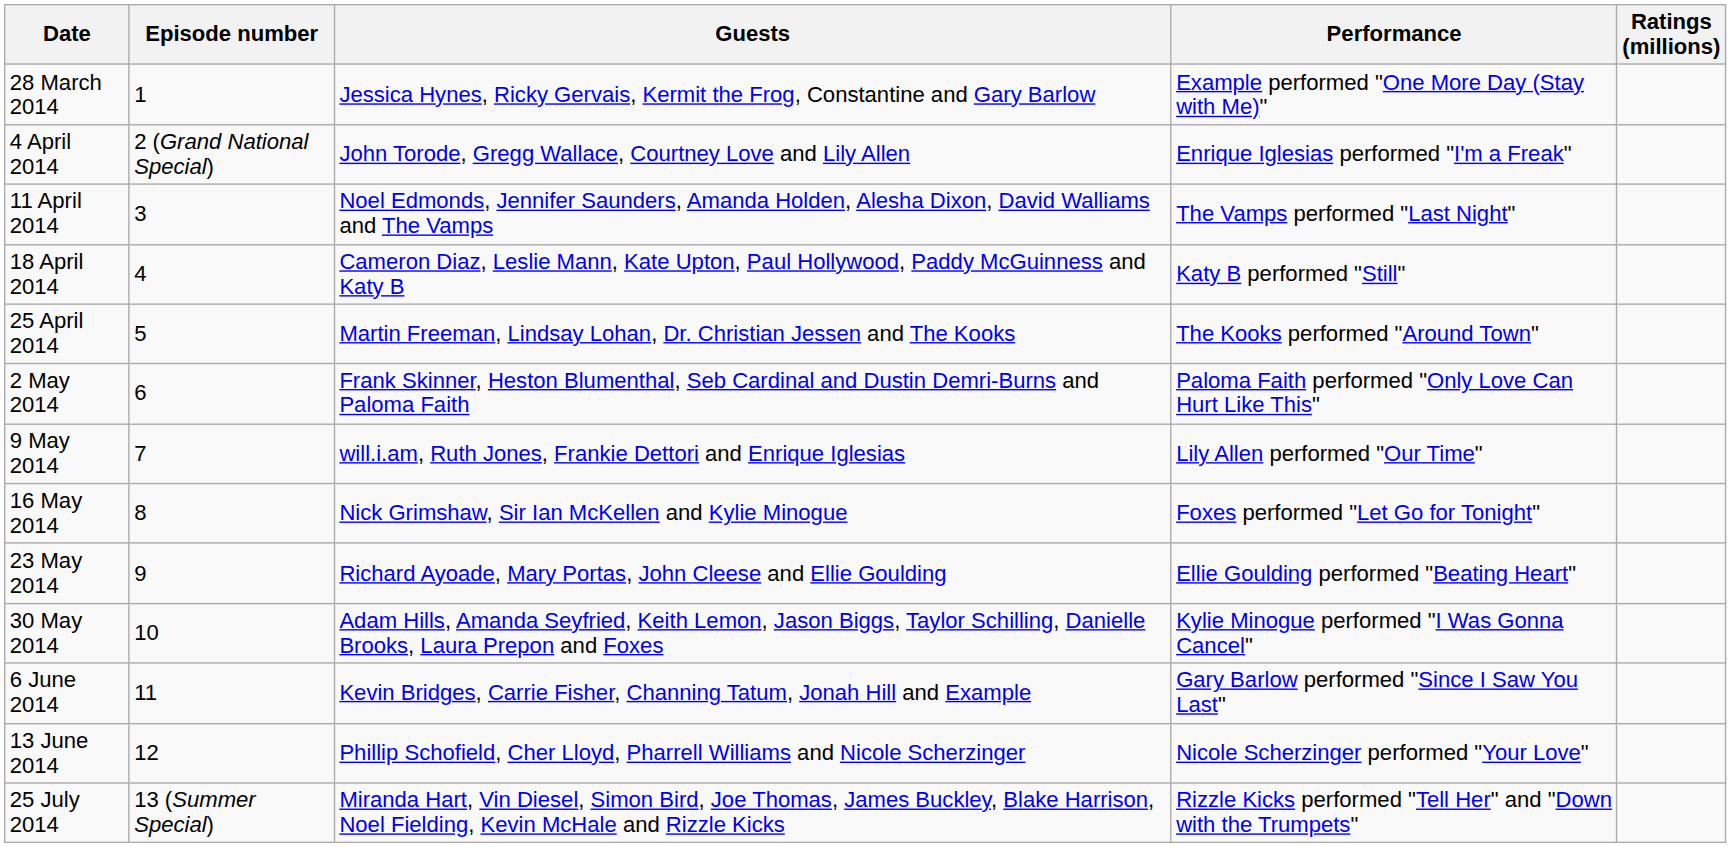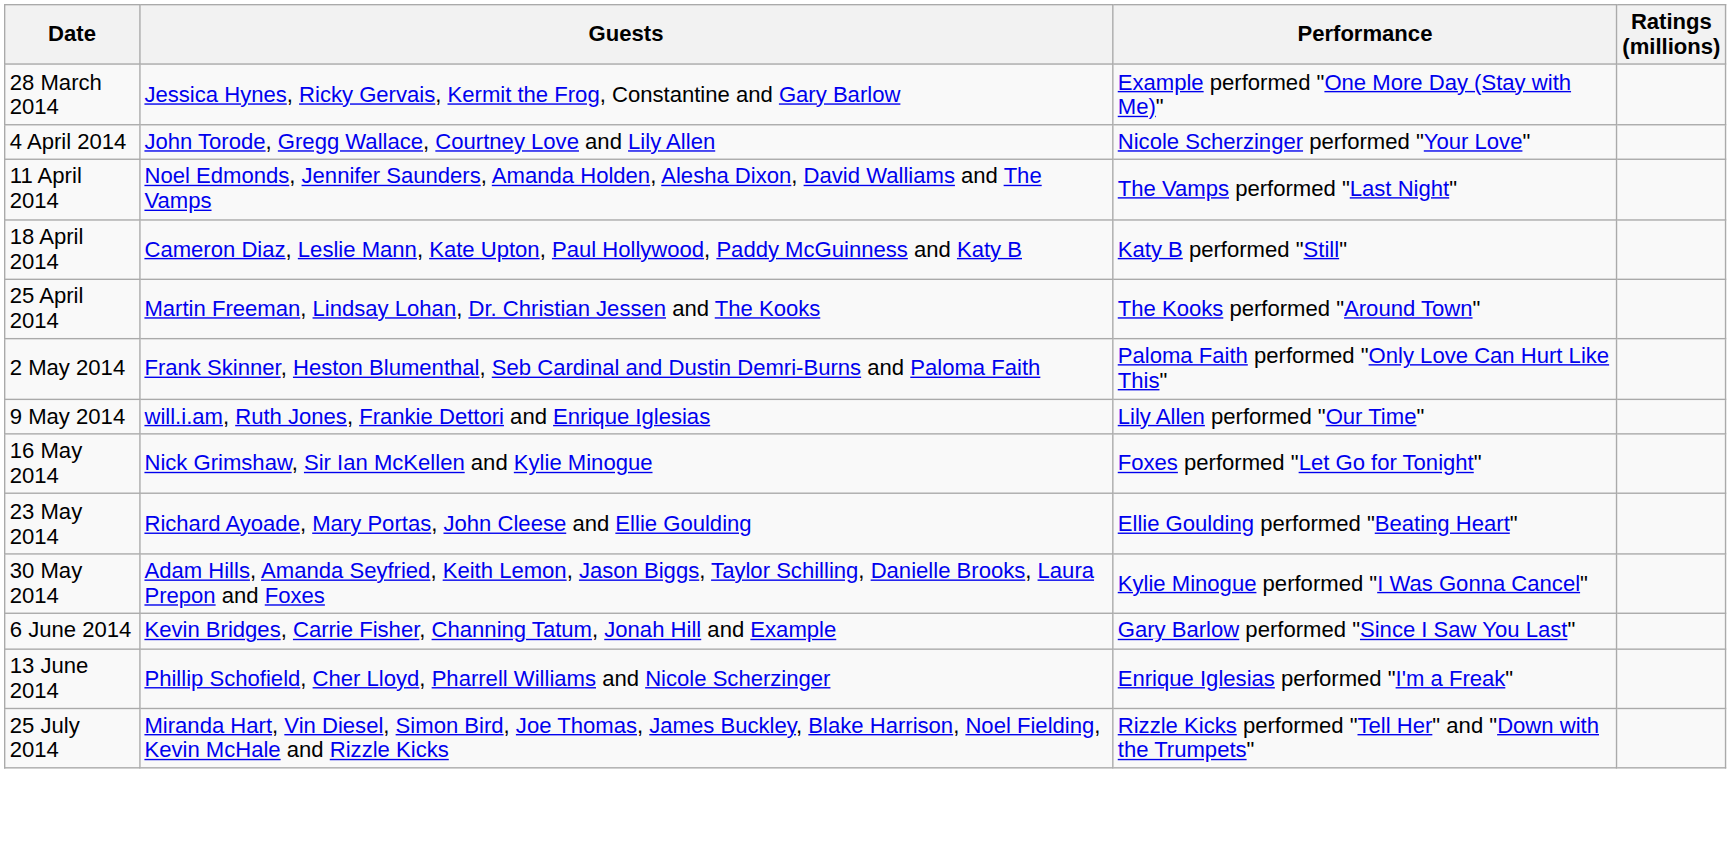- column: (232, 34)
(1374, 154) Enrique Iglesias performed "I'm a Freak" -> (1324, 141) Nicole Scherzinger performed "Your Love"
(1382, 752) Nicole Scherzinger performed "Your Love" -> (1315, 678) Enrique Iglesias performed "I'm a Freak"
